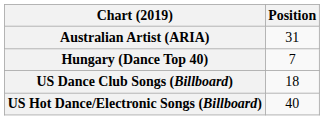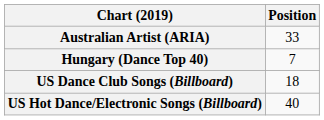(292, 37) 31 -> (292, 37) 33
